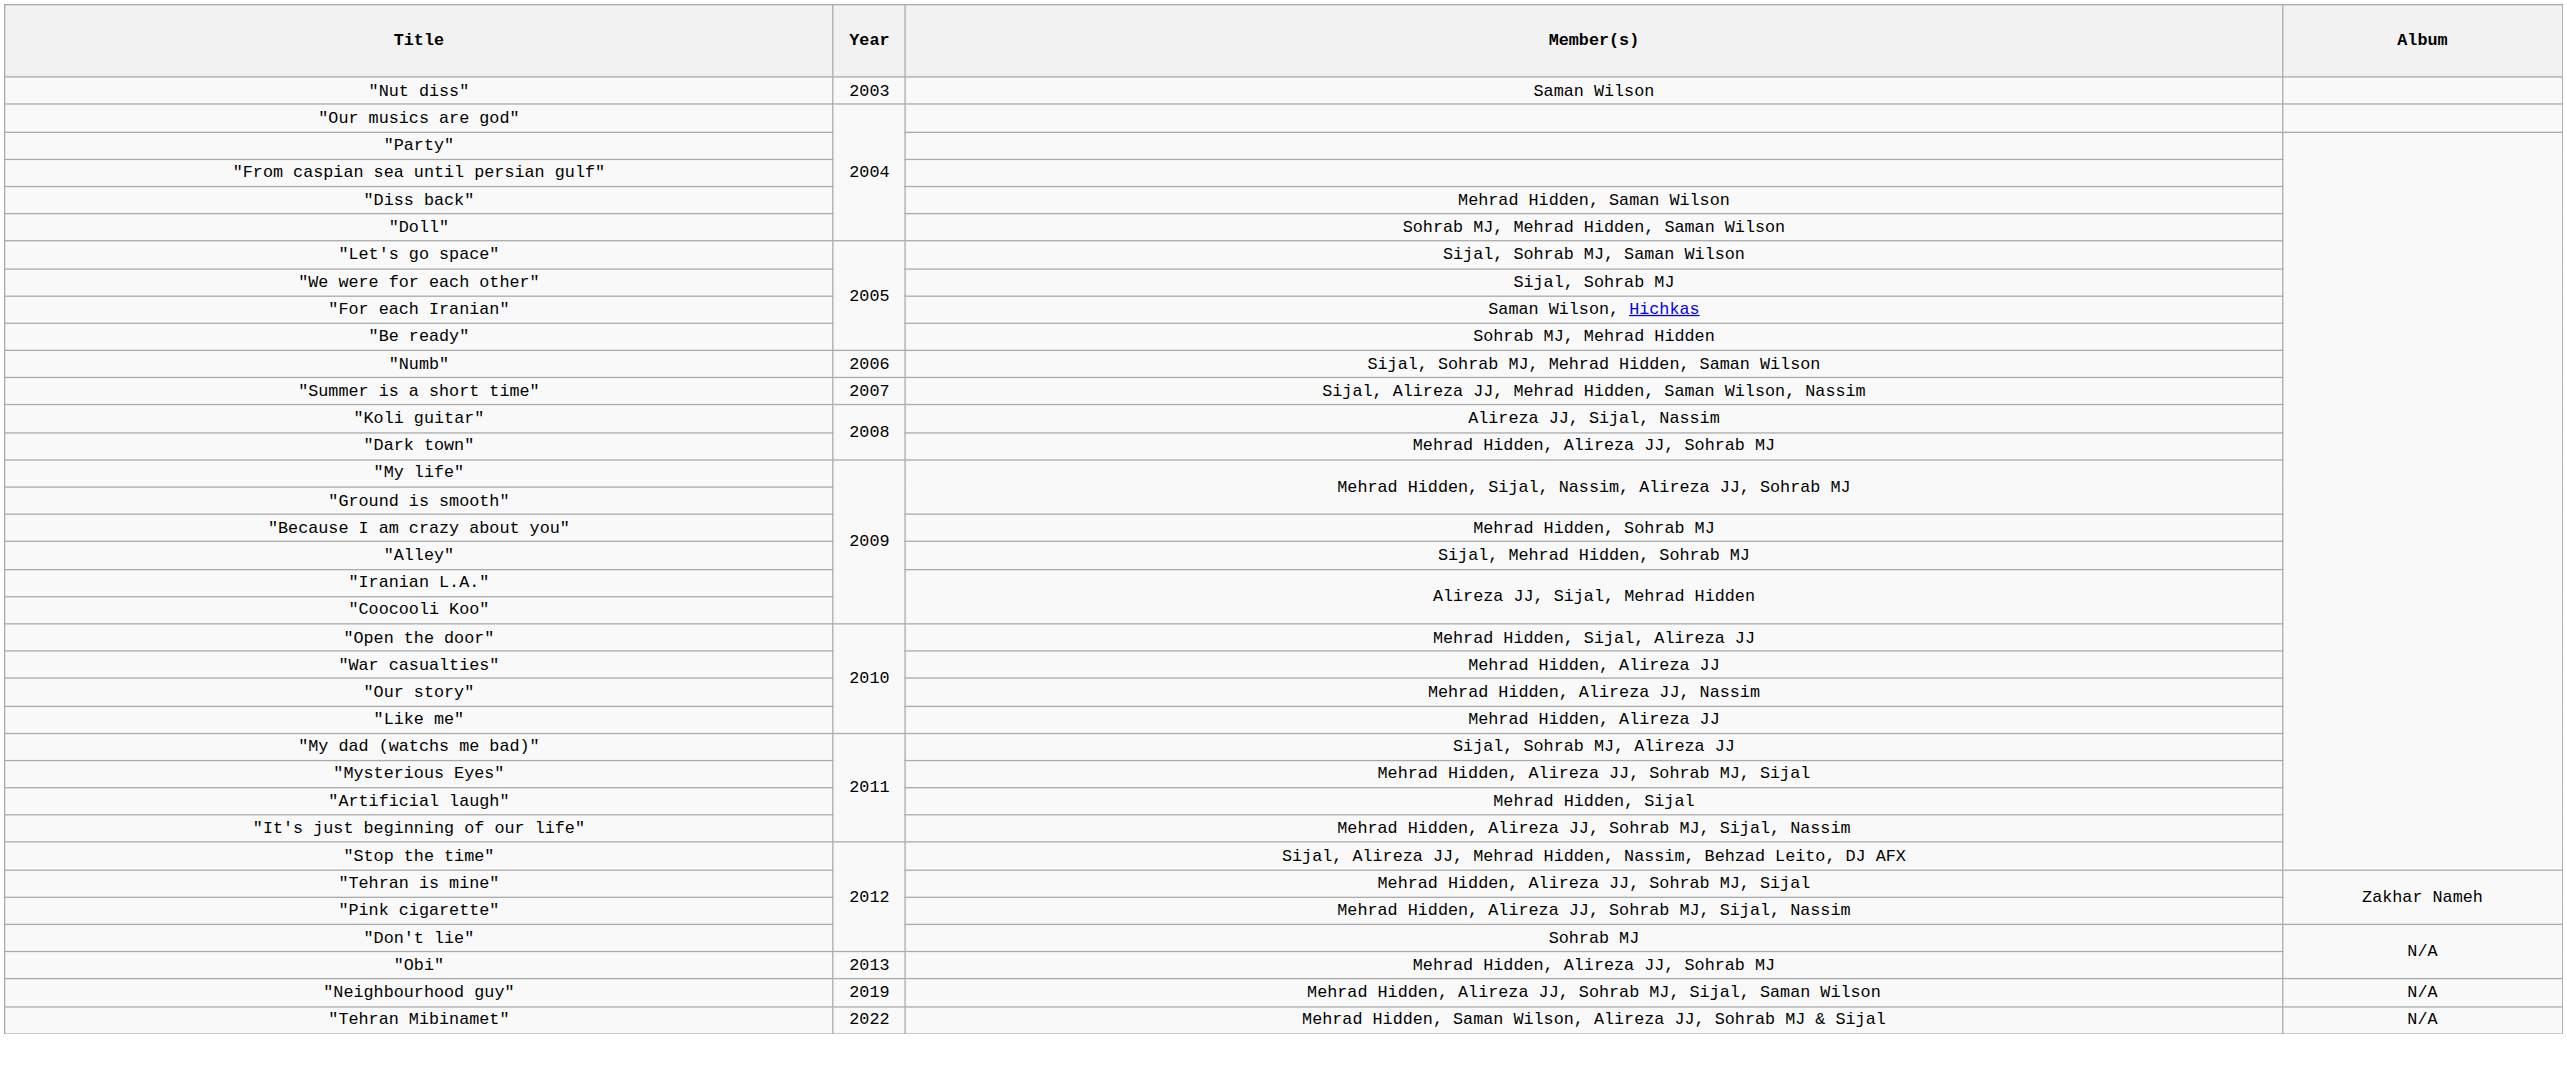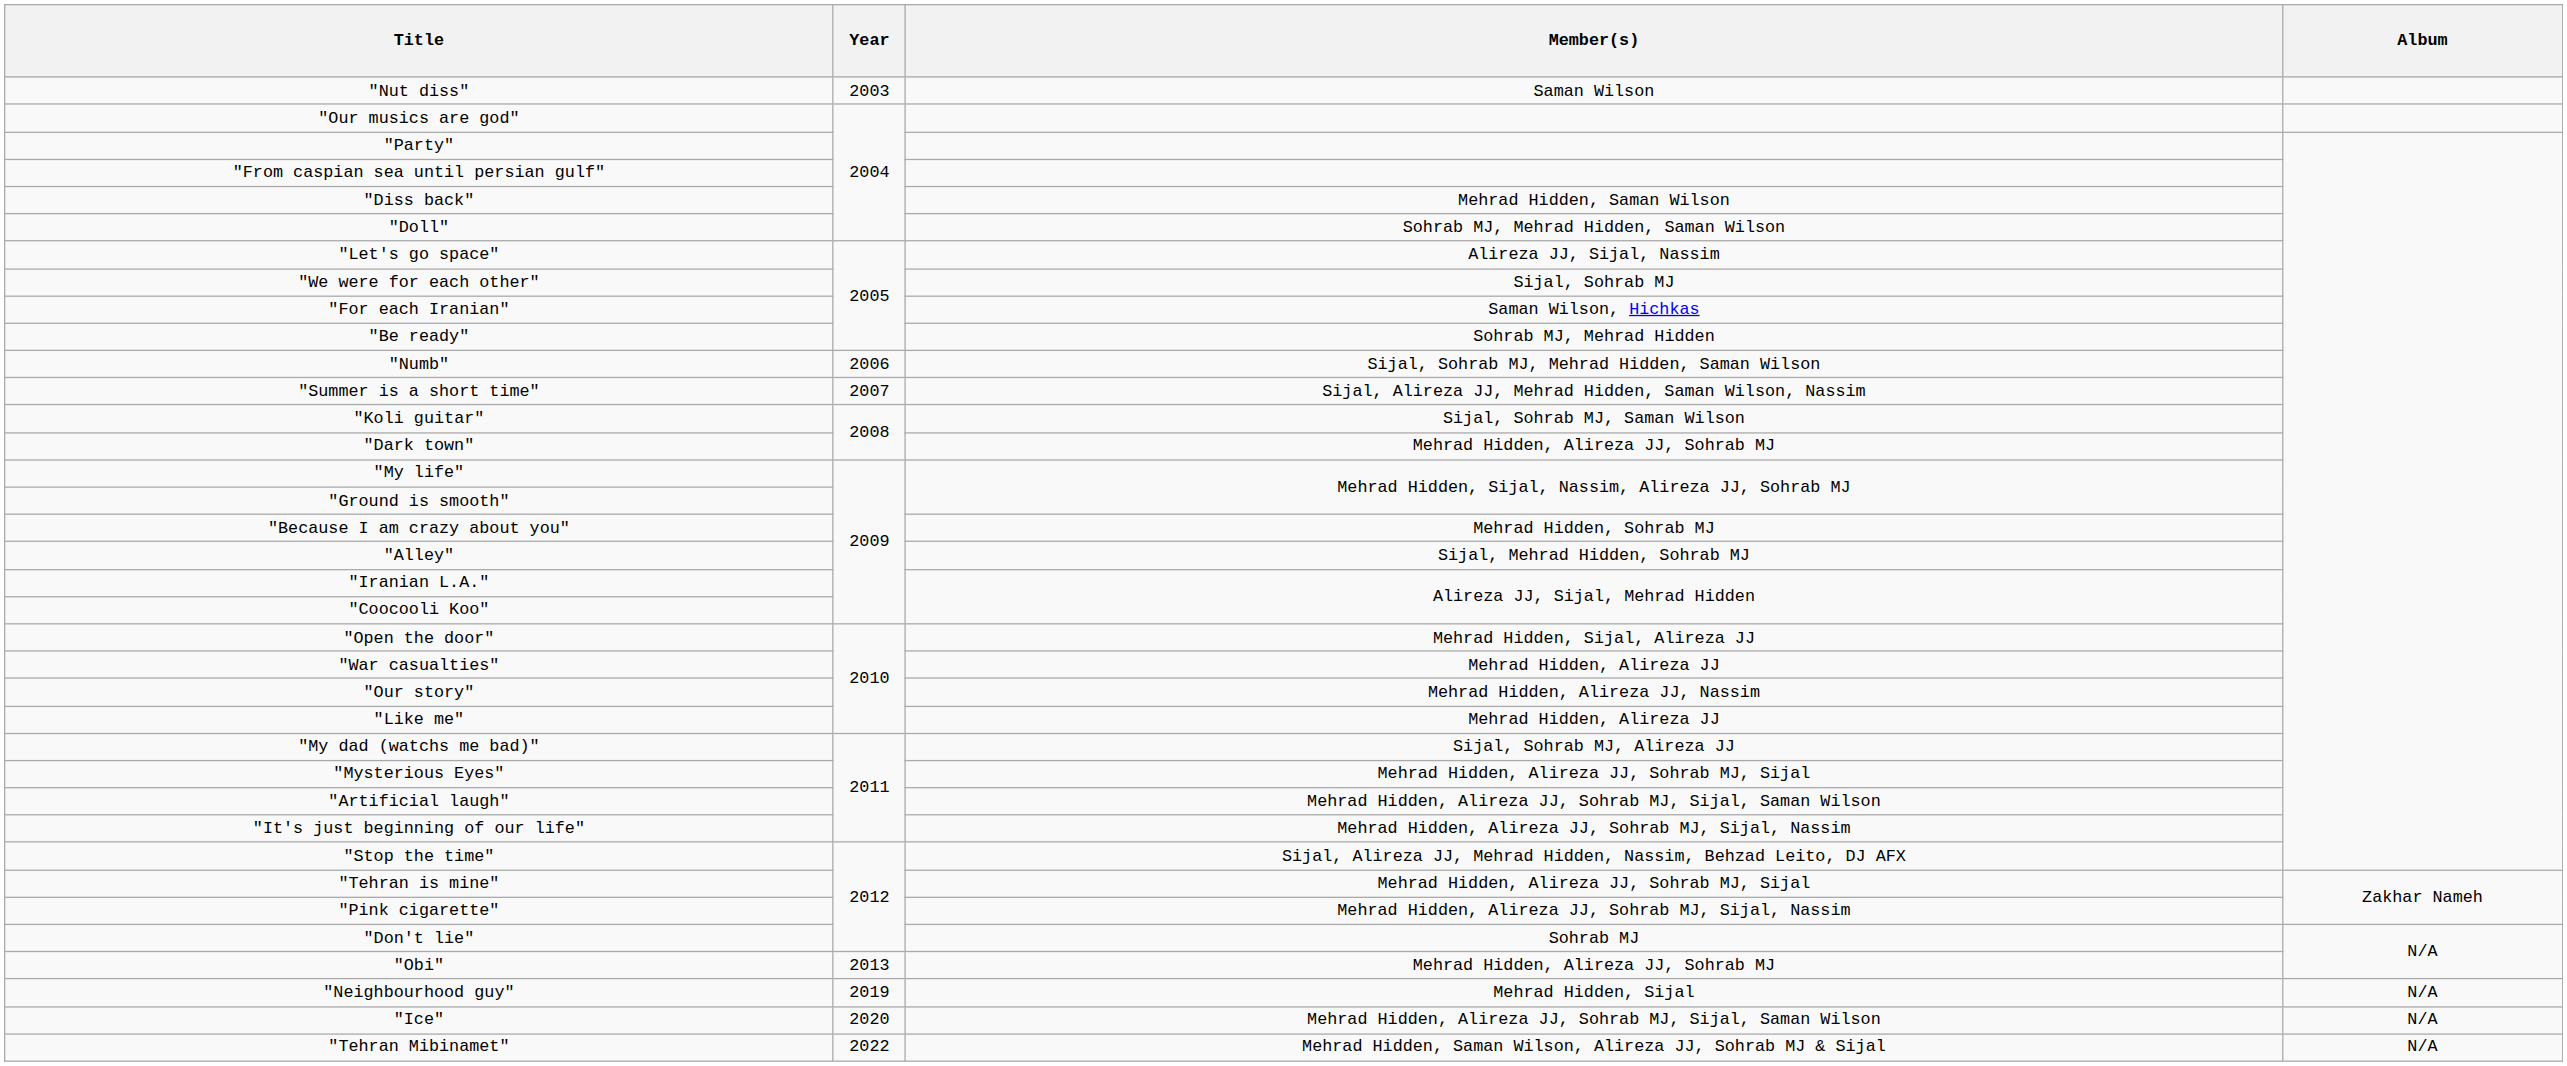(1594, 255) Sijal, Sohrab MJ, Saman Wilson -> (1594, 255) Alireza JJ, Sijal, Nassim
(1594, 419) Alireza JJ, Sijal, Nassim -> (1594, 419) Sijal, Sohrab MJ, Saman Wilson
(1594, 801) Mehrad Hidden, Sijal -> (1594, 801) Mehrad Hidden, Alireza JJ, Sohrab MJ, Sijal, Saman Wilson
(1594, 993) Mehrad Hidden, Alireza JJ, Sohrab MJ, Sijal, Saman Wilson -> (1594, 993) Mehrad Hidden, Sijal
+ row: (419, 1020)
